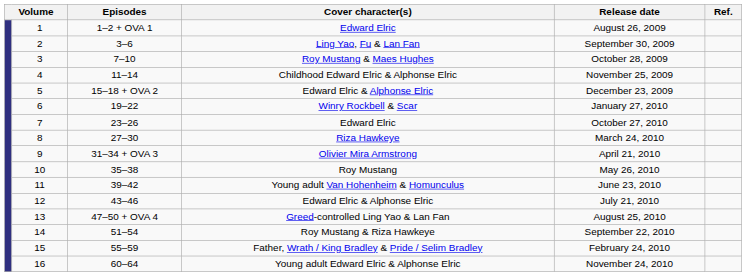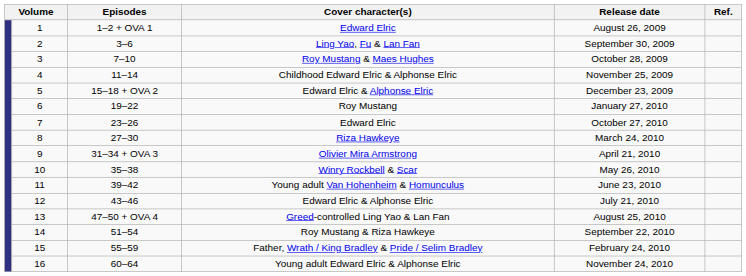(368, 106) Winry Rockbell & Scar -> (368, 106) Roy Mustang
(368, 169) Roy Mustang -> (368, 169) Winry Rockbell & Scar
